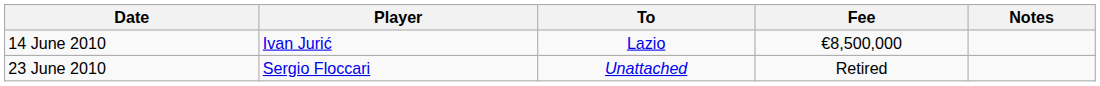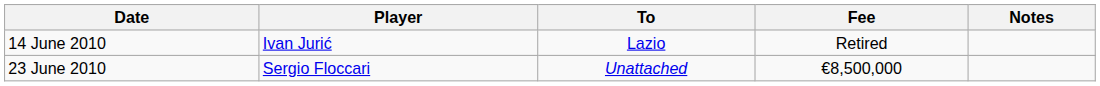(862, 43) €8,500,000 -> (862, 43) Retired
(862, 68) Retired -> (862, 68) €8,500,000
